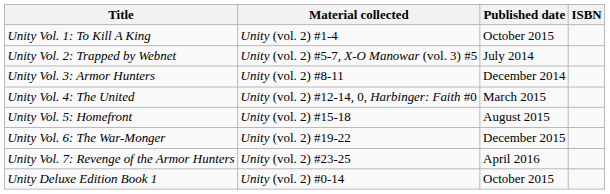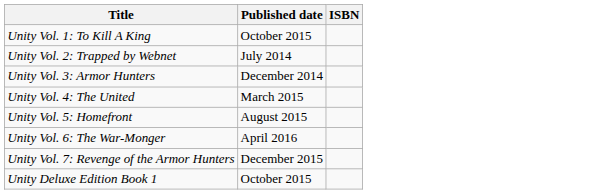- column: (359, 14)
(524, 138) December 2015 -> (269, 138) April 2016
(511, 158) April 2016 -> (282, 158) December 2015
